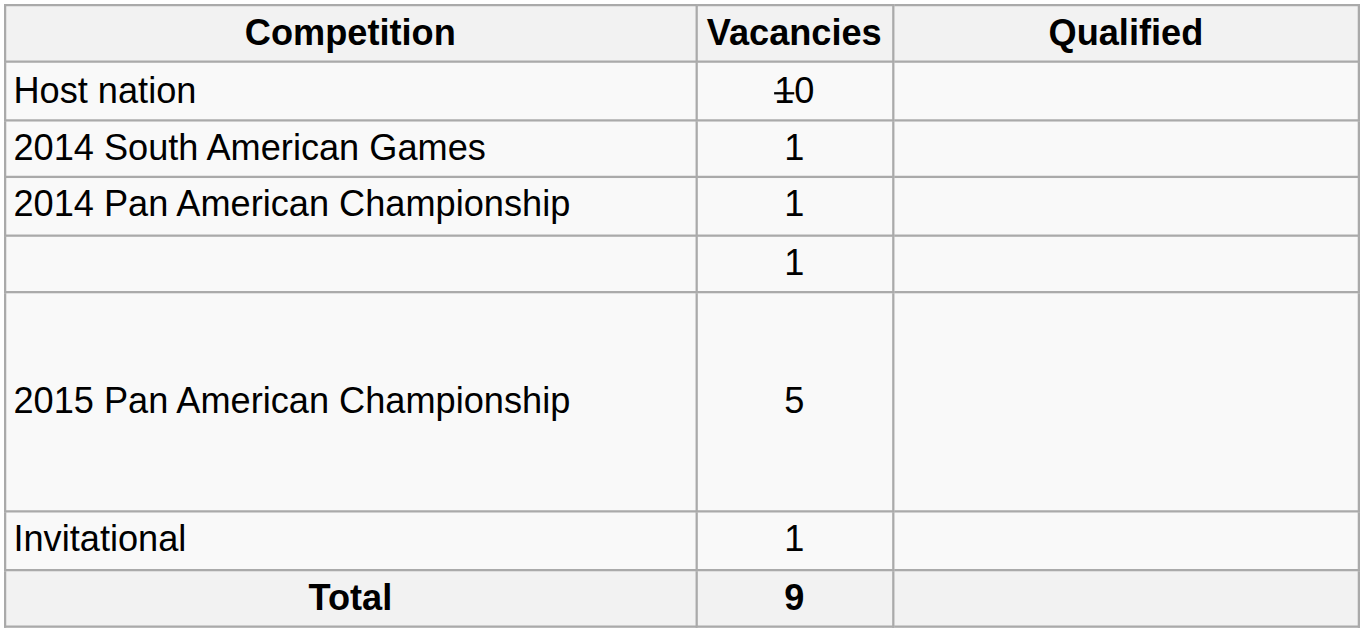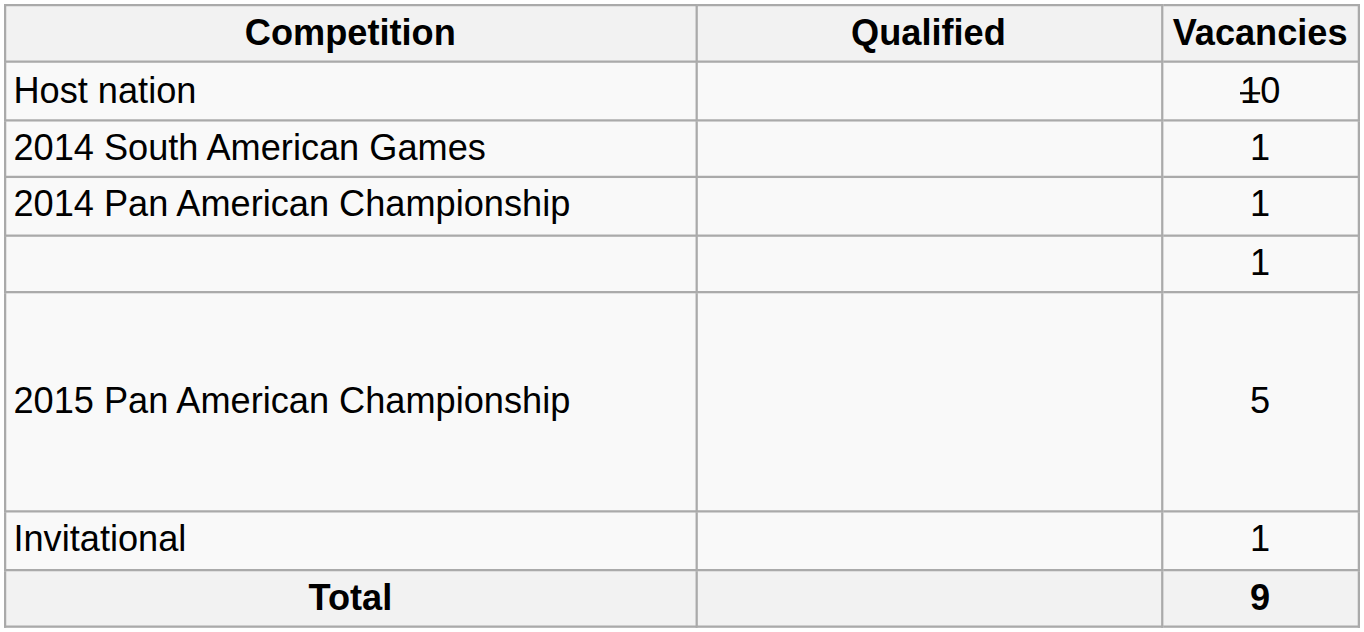columns swapped: (794, 33) <-> (1126, 33)
